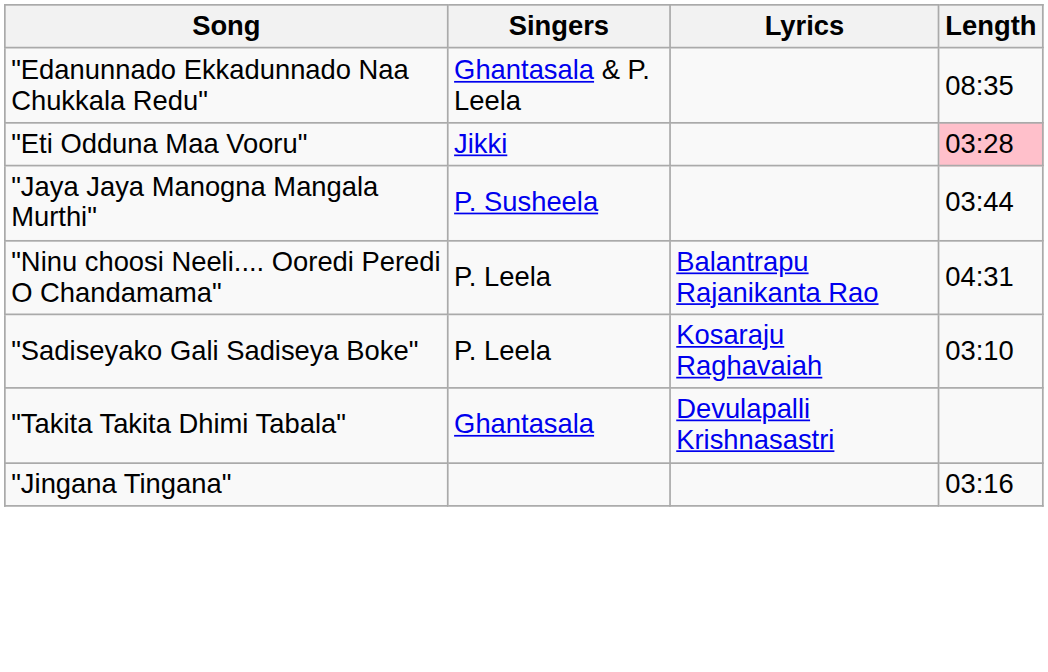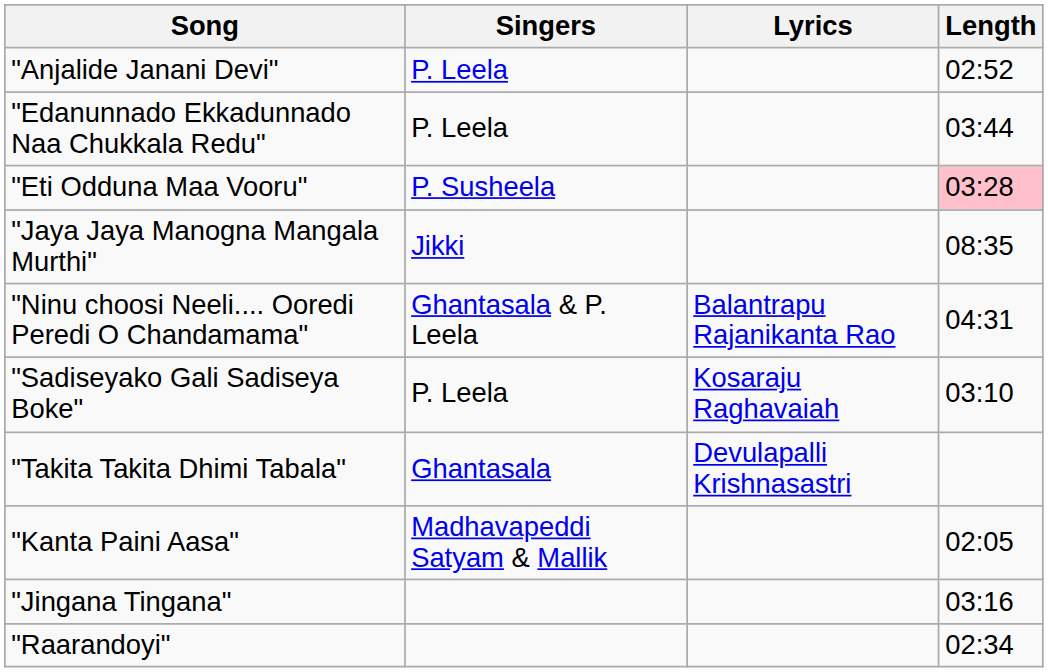+ row: (145, 69)
(552, 84) Ghantasala & P. Leela -> (460, 128) P. Leela
(980, 84) 08:35 -> (980, 128) 03:44
(481, 143) Jikki -> (483, 187) P. Susheela
(526, 202) P. Susheela -> (438, 245) Jikki
(980, 202) 03:44 -> (980, 245) 08:35
(503, 276) P. Leela -> (509, 320) Ghantasala & P. Leela
+ row: (125, 542)
+ row: (91, 644)
